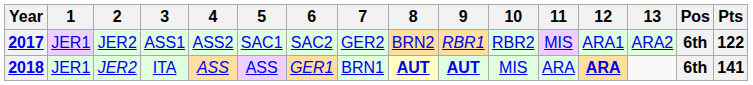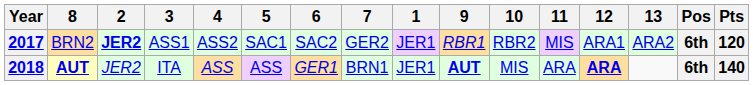columns swapped: (71, 17) <-> (413, 17)
(117, 42) normal -> (121, 42) bold
(731, 42) 122 -> (732, 42) 120
(731, 67) 141 -> (732, 67) 140
